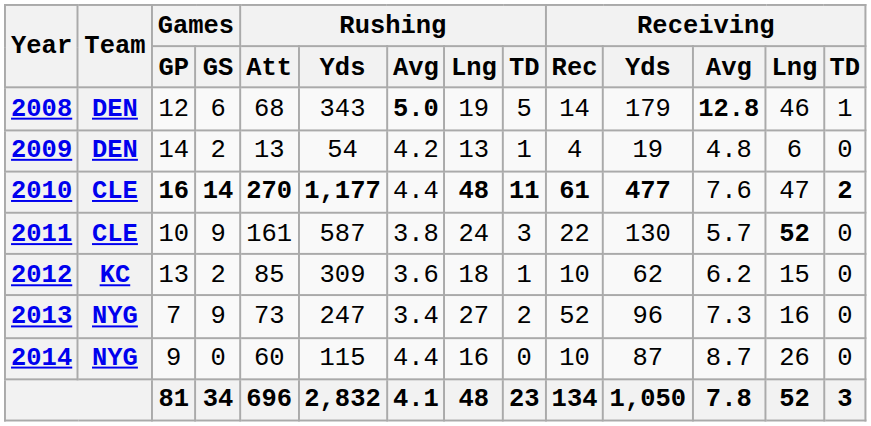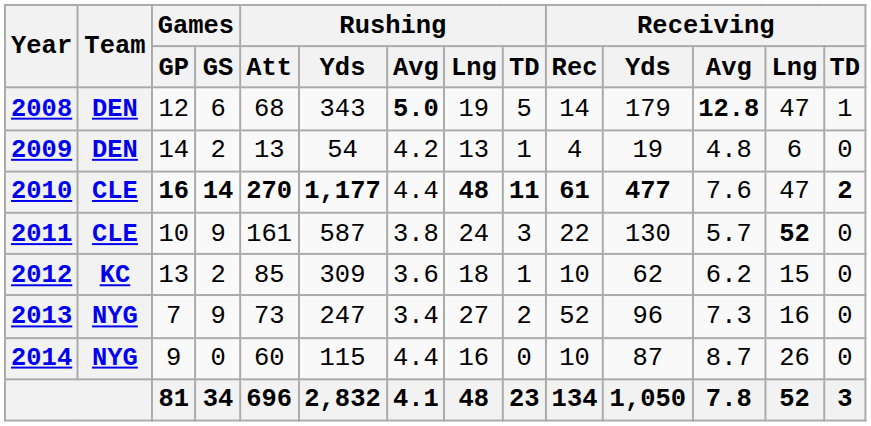(794, 109) 46 -> (794, 109) 47
